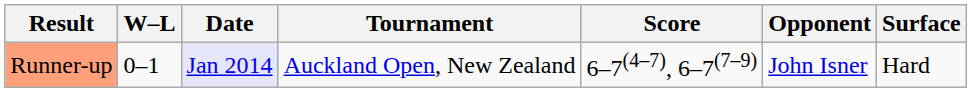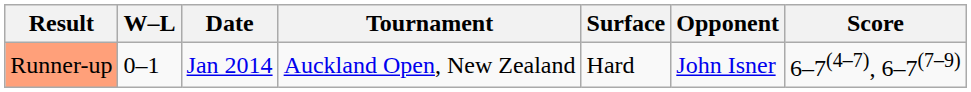columns swapped: (921, 23) <-> (672, 23)
(230, 64) lavender background -> (230, 64) no background
